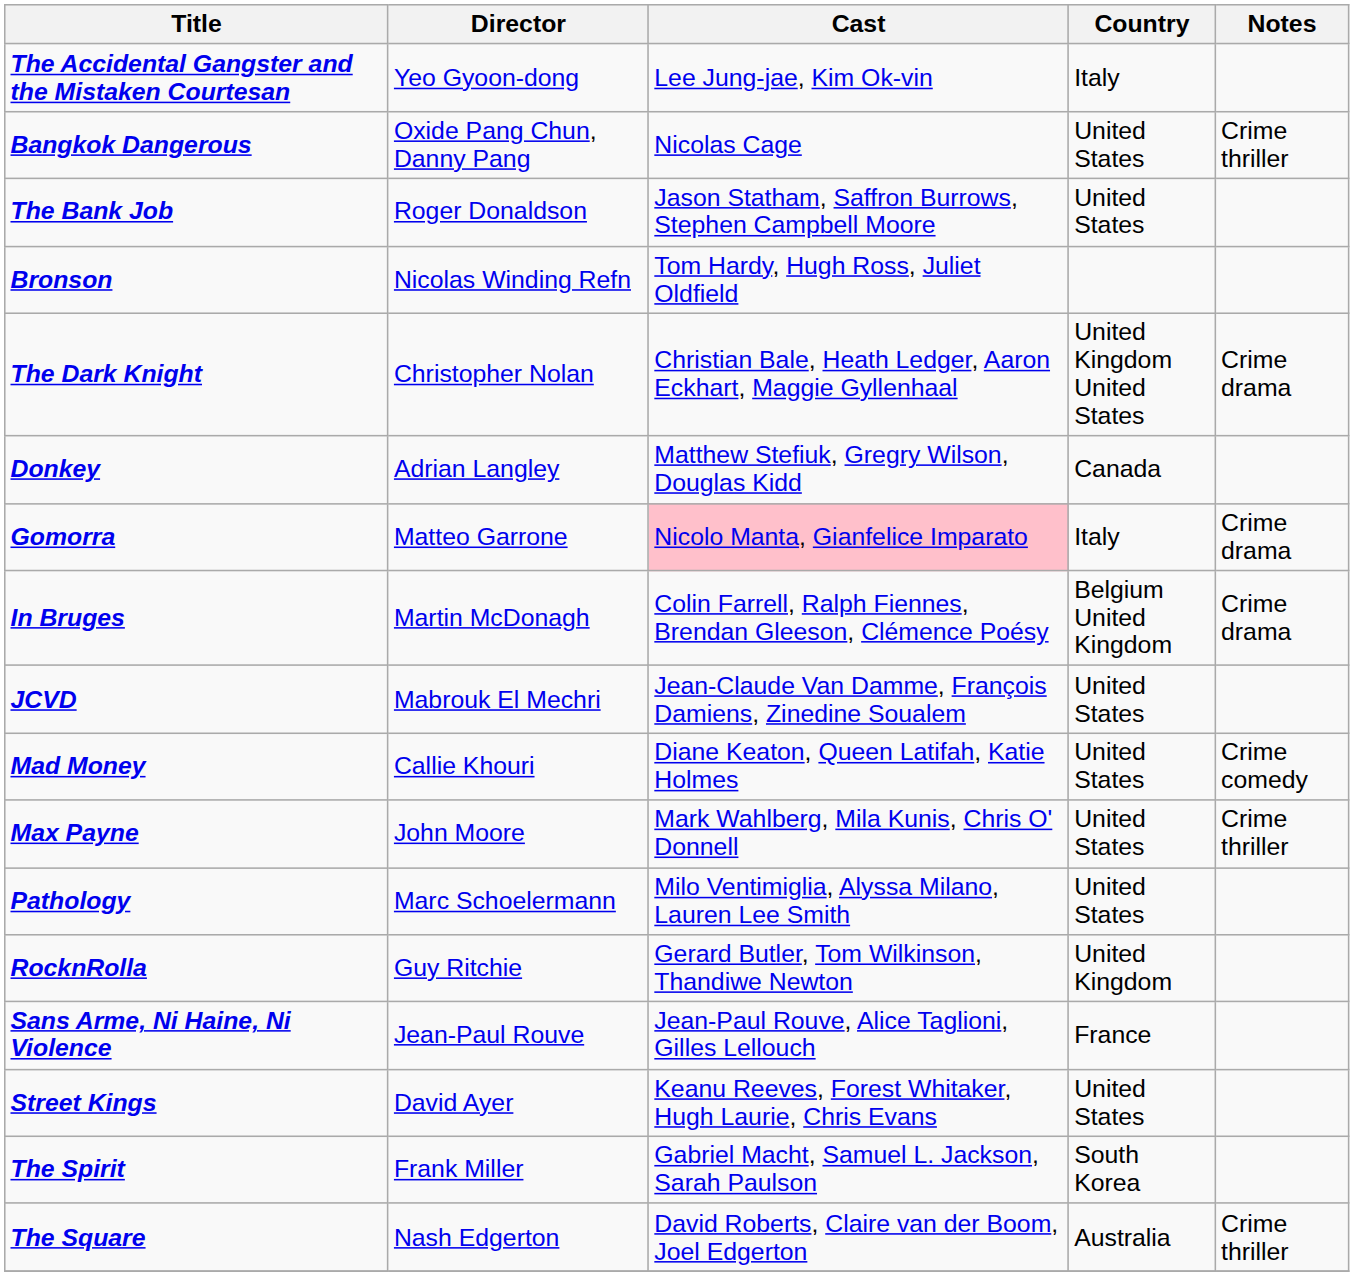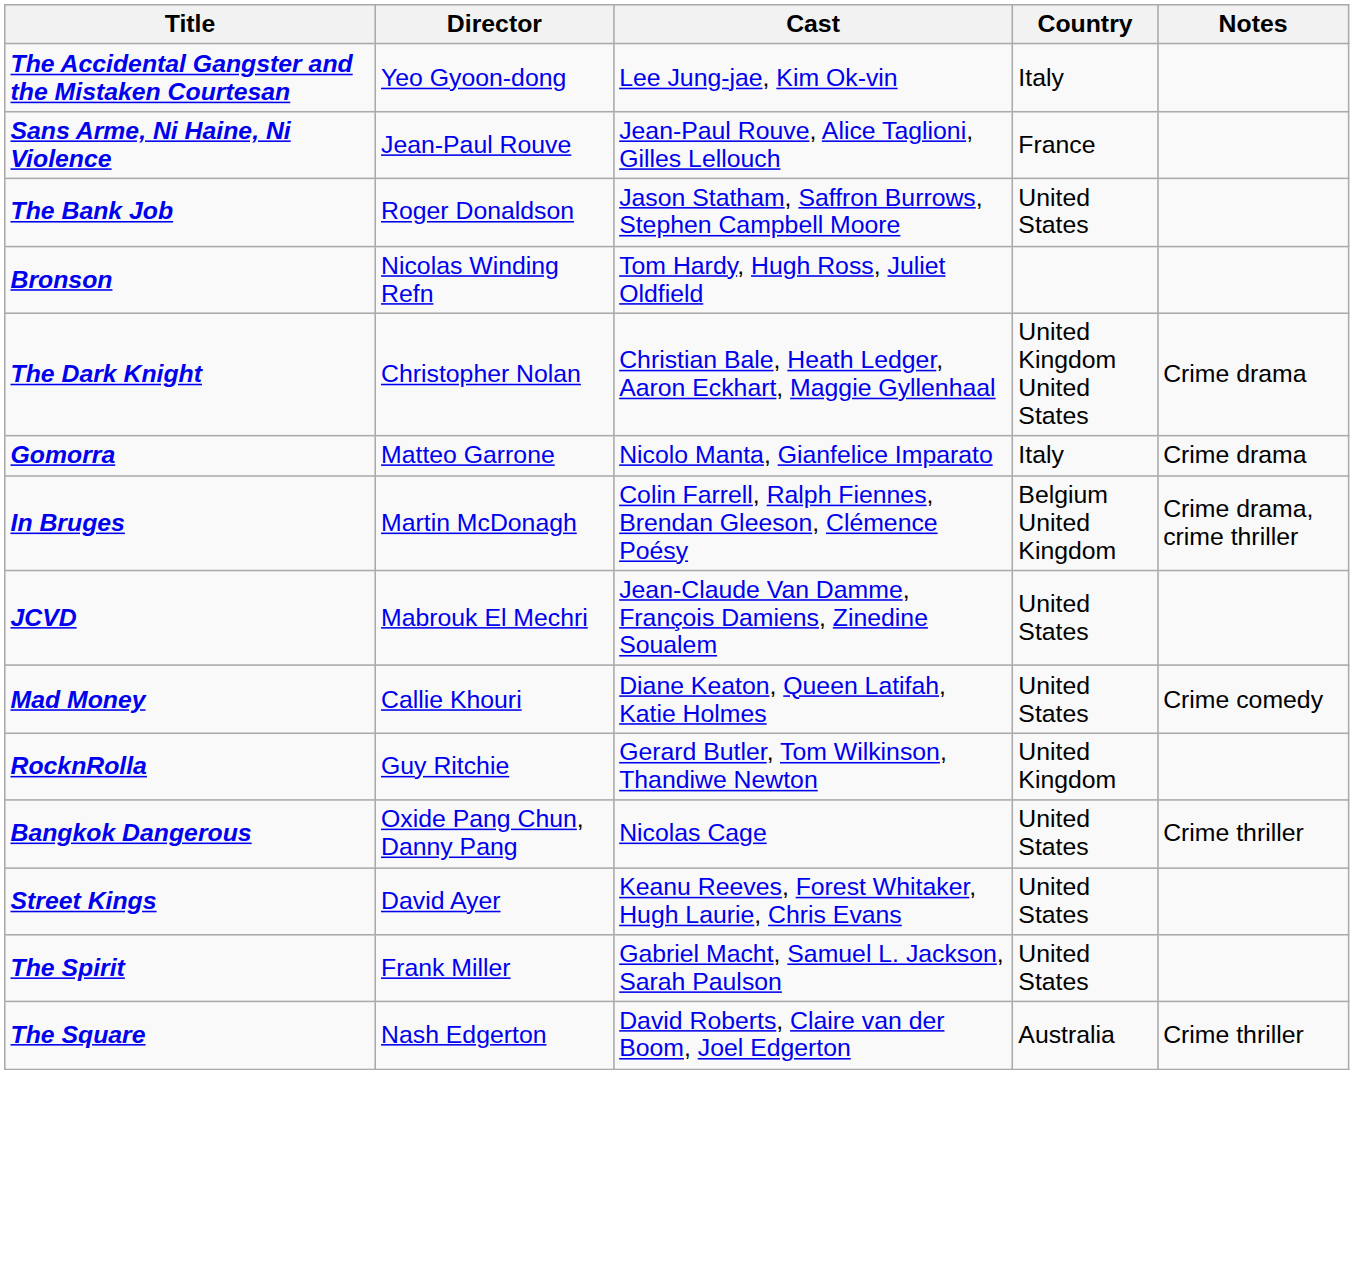rows swapped: (131, 144) <-> (151, 1035)
- row: (55, 469)
(841, 536) pink background -> (806, 455) no background
(1256, 617) Crime drama -> (1238, 522) Crime drama, crime thriller
- row: (75, 833)
- row: (70, 900)
(1107, 1169) South Korea -> (1054, 967) United States
